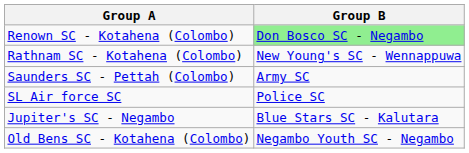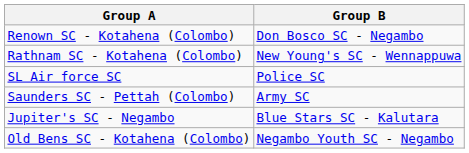(340, 35) lightgreen background -> (340, 35) no background
rows swapped: (64, 97) <-> (121, 76)
